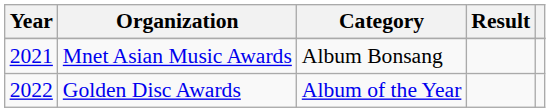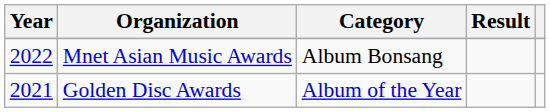(31, 55) 2021 -> (31, 55) 2022
(31, 90) 2022 -> (31, 90) 2021
